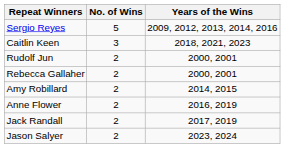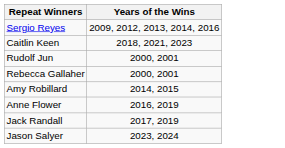- column: (116, 12)
